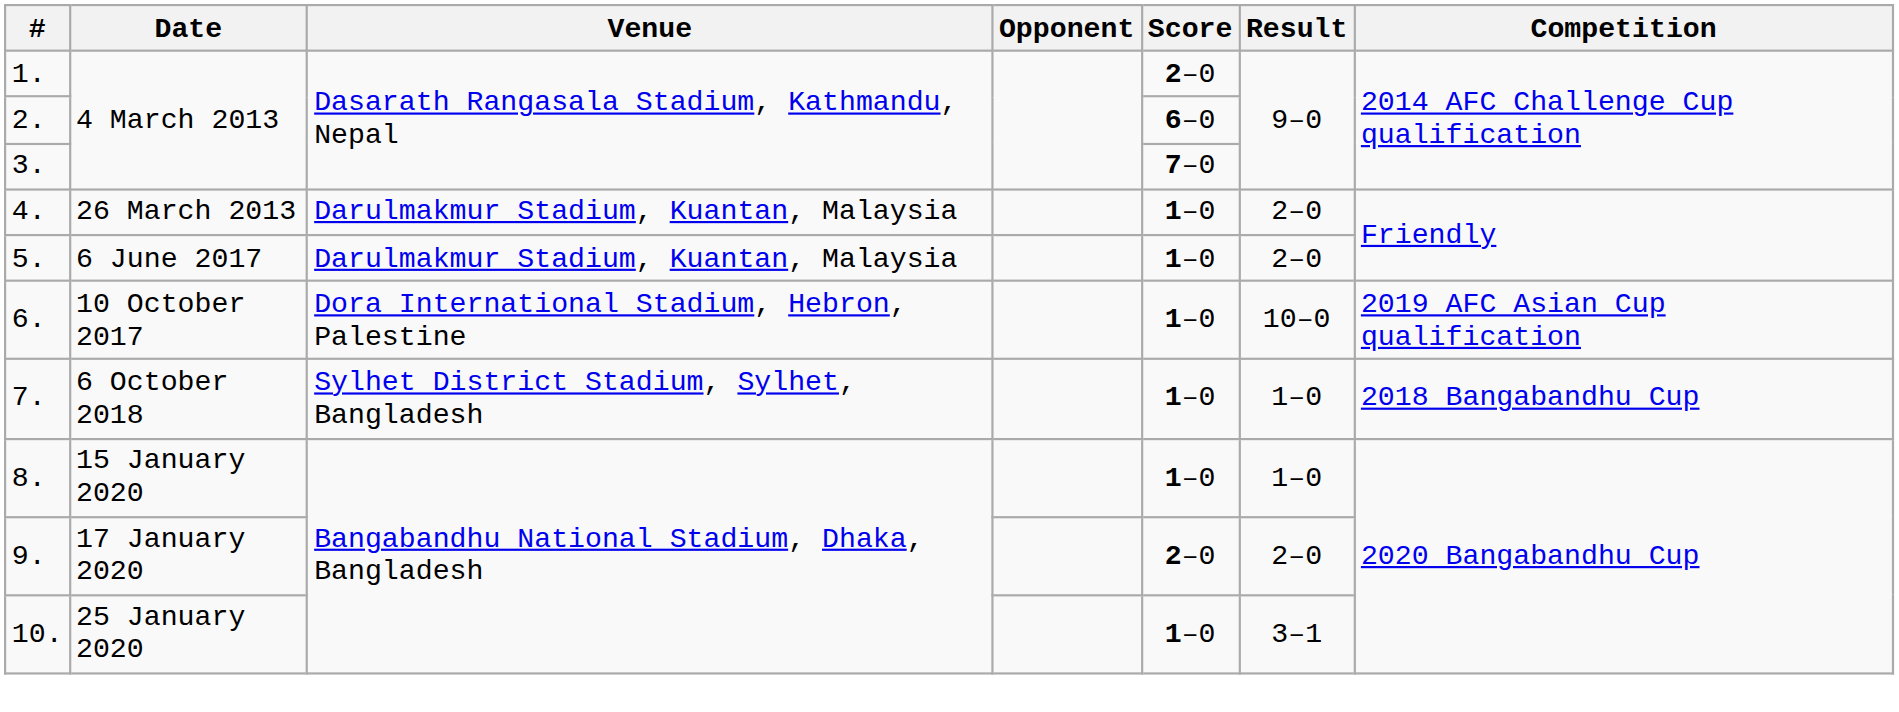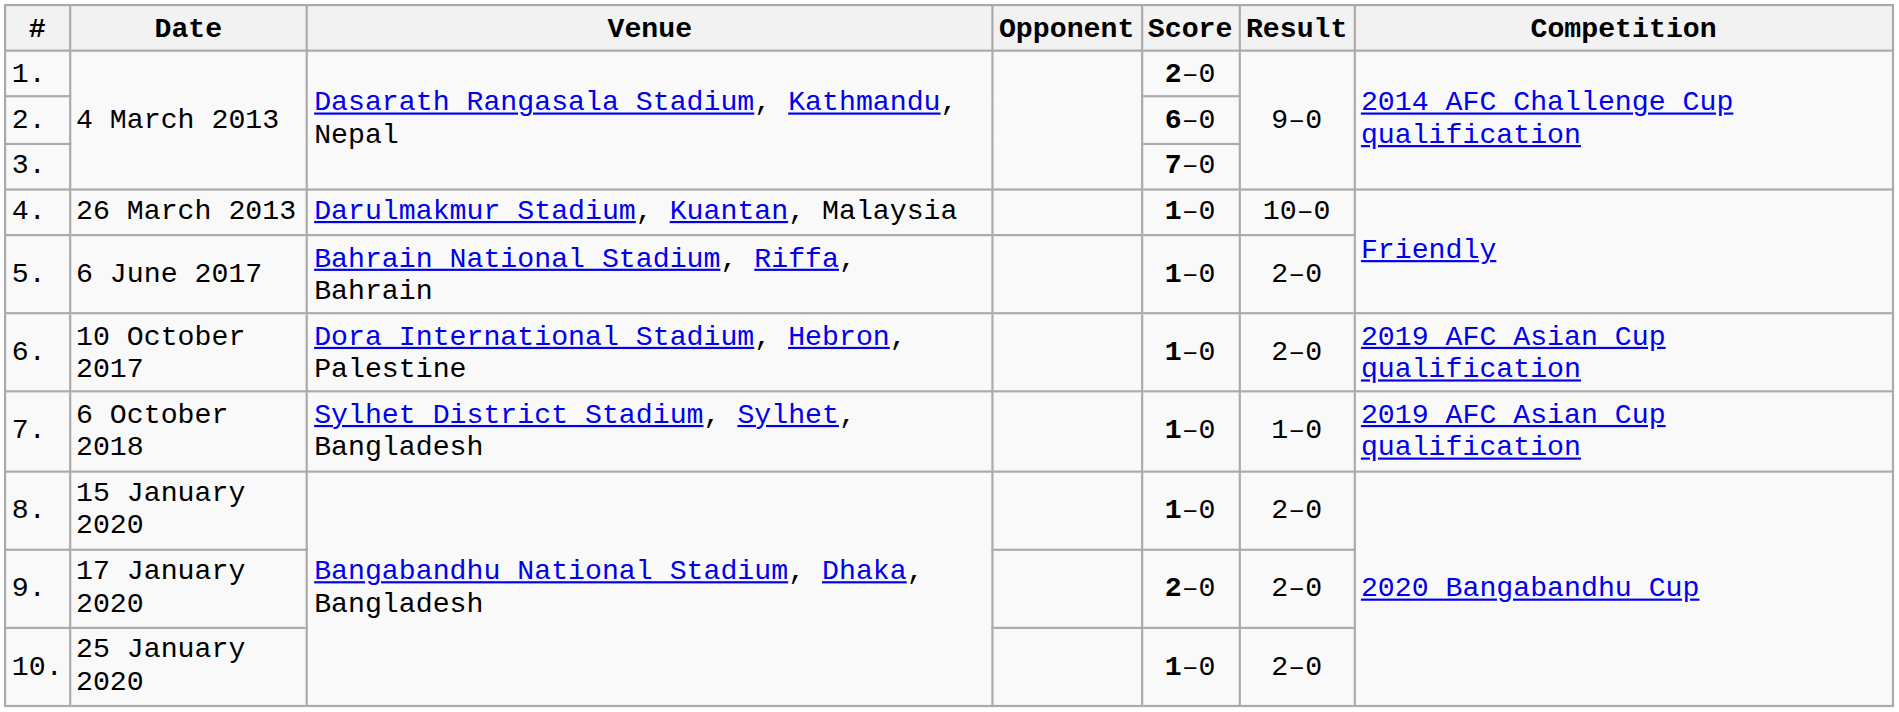(1297, 212) 2–0 -> (1297, 212) 10–0
(636, 258) Darulmakmur Stadium, Kuantan, Malaysia -> (585, 274) Bahrain National Stadium, Riffa, Bahrain
(1297, 320) 10–0 -> (1297, 353) 2–0
(1530, 399) 2018 Bangabandhu Cup -> (1513, 431) 2019 AFC Asian Cup qualification
(1297, 477) 1–0 -> (1297, 510) 2–0
(1297, 634) 3–1 -> (1297, 667) 2–0
